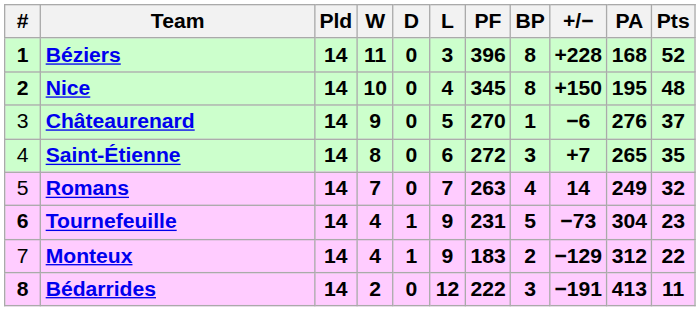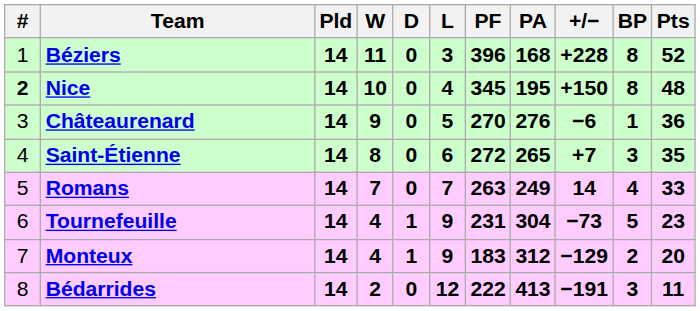columns swapped: (629, 21) <-> (530, 21)
(23, 54) bold -> (23, 54) normal
(673, 121) 37 -> (673, 121) 36
(673, 188) 32 -> (673, 188) 33
(23, 222) bold -> (23, 222) normal
(673, 255) 22 -> (673, 255) 20
(23, 289) bold -> (23, 289) normal
